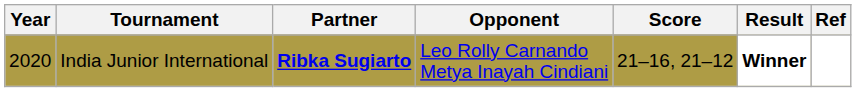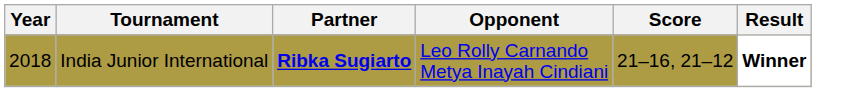- column: (831, 20)
(30, 61) 2020 -> (30, 61) 2018
